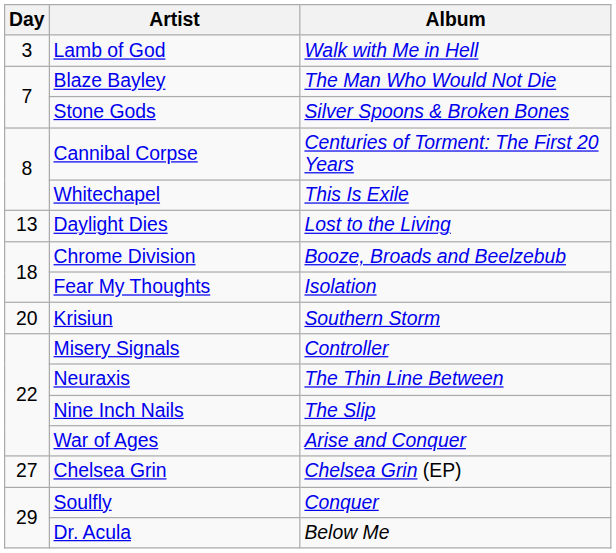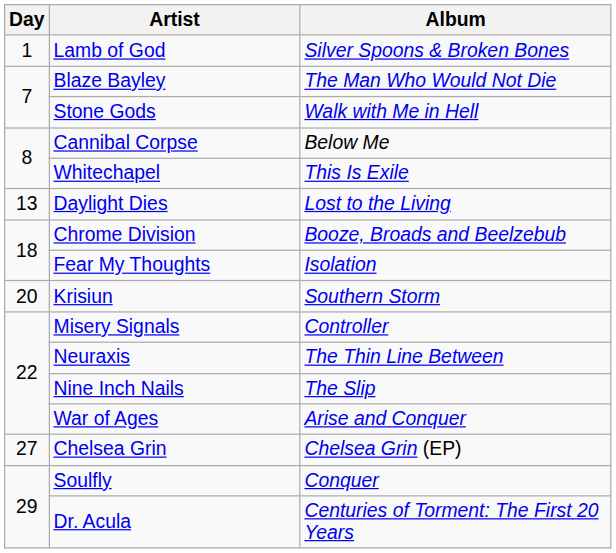(27, 50) 3 -> (27, 50) 1
(391, 50) Walk with Me in Hell -> (437, 50) Silver Spoons & Broken Bones
(437, 111) Silver Spoons & Broken Bones -> (391, 111) Walk with Me in Hell
(451, 153) Centuries of Torment: The First 20 Years -> (347, 142) Below Me
(347, 532) Below Me -> (451, 522) Centuries of Torment: The First 20 Years
